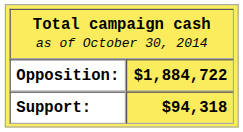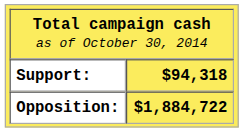rows swapped: (54, 107) <-> (68, 75)
